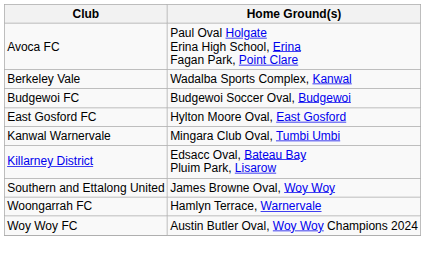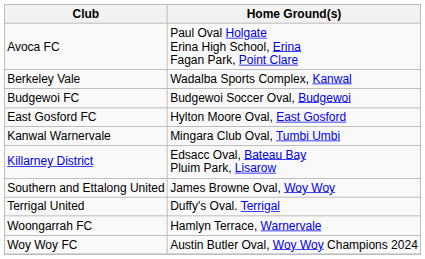+ row: (46, 206)
